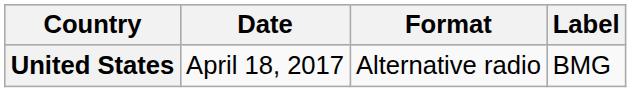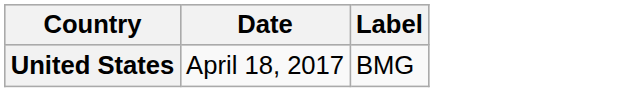- column: (448, 24)
